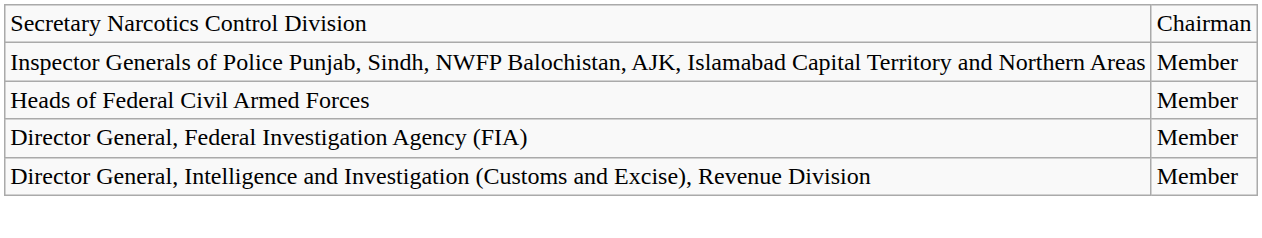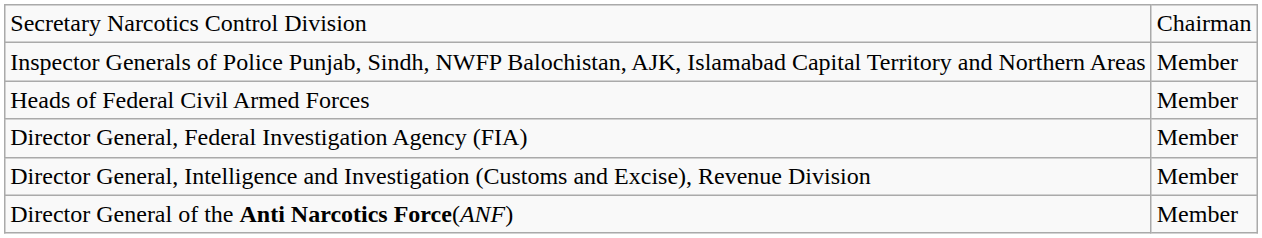+ row: (262, 213)
